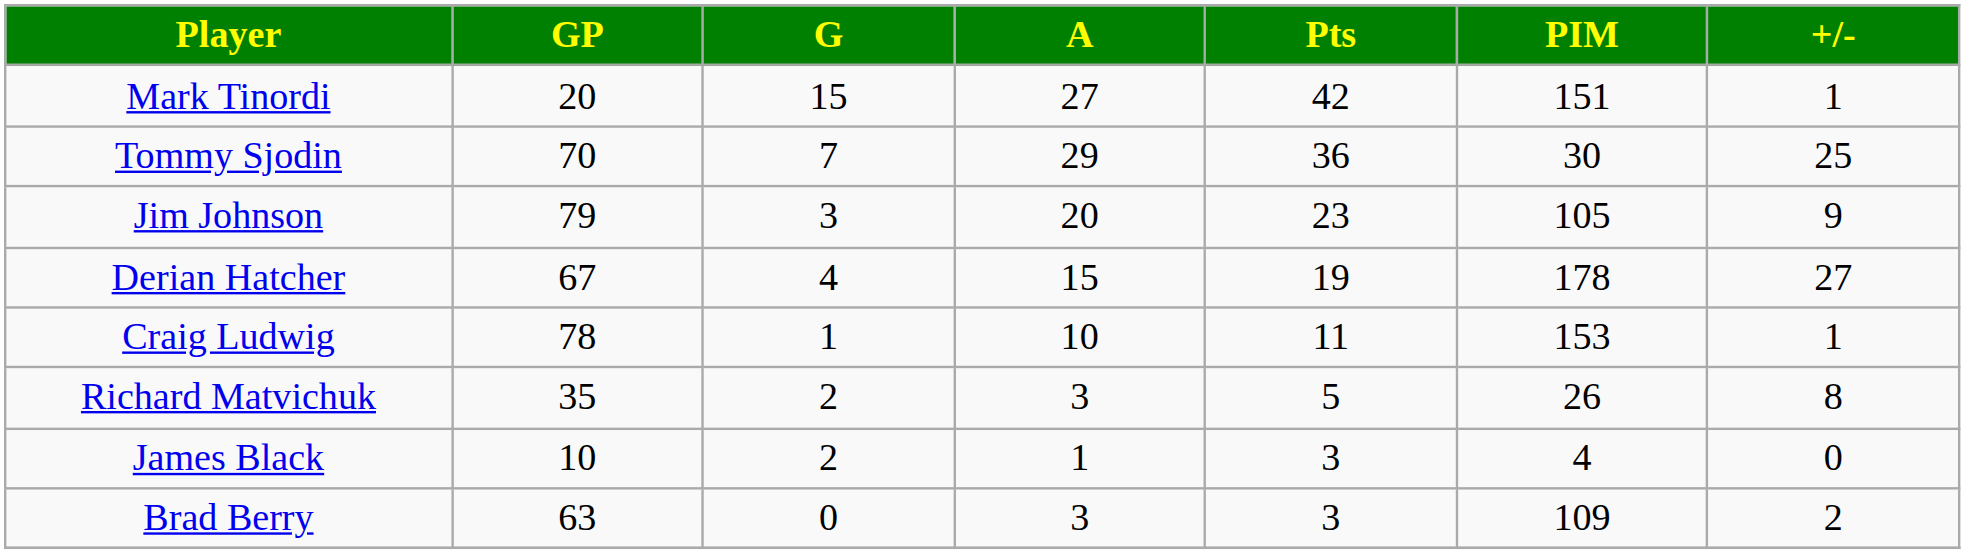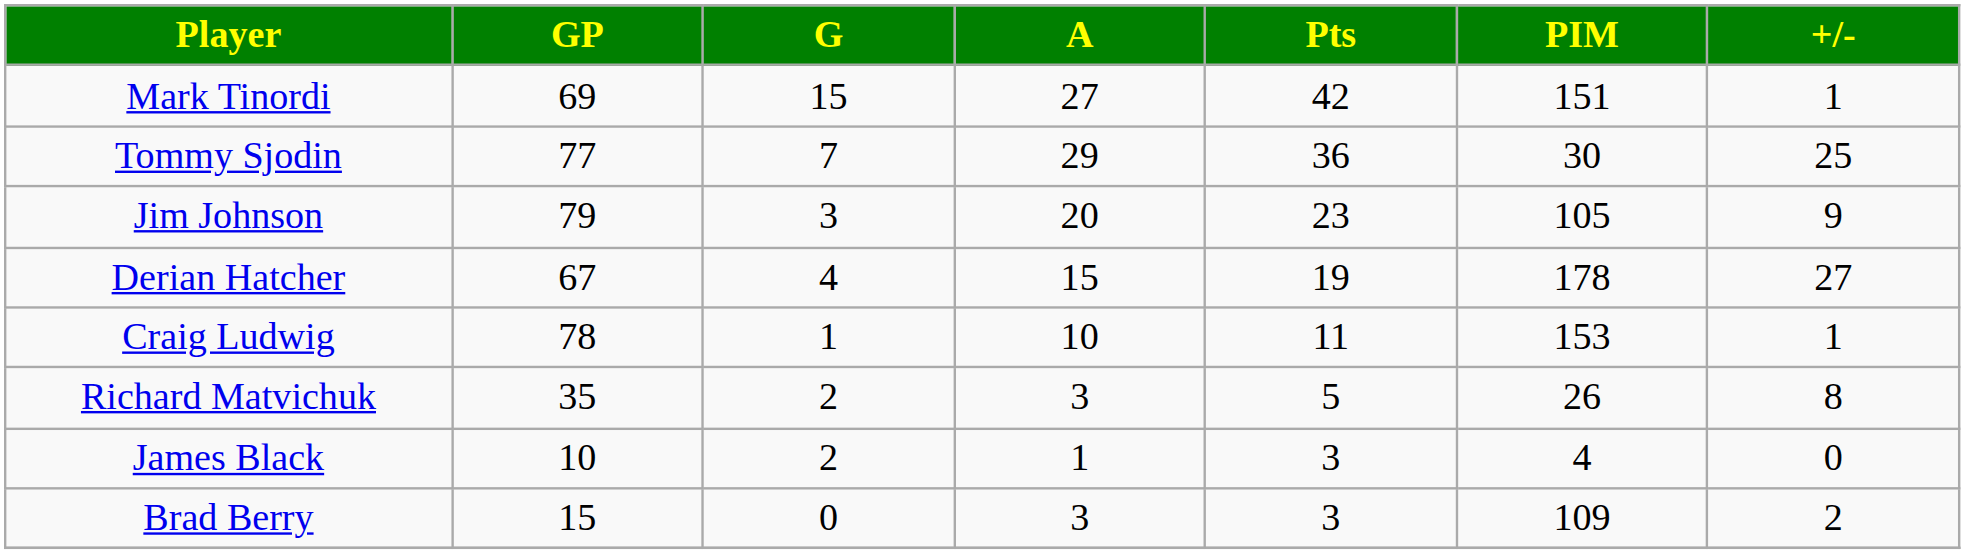(577, 95) 20 -> (577, 95) 69
(577, 155) 70 -> (577, 155) 77
(577, 517) 63 -> (577, 517) 15
